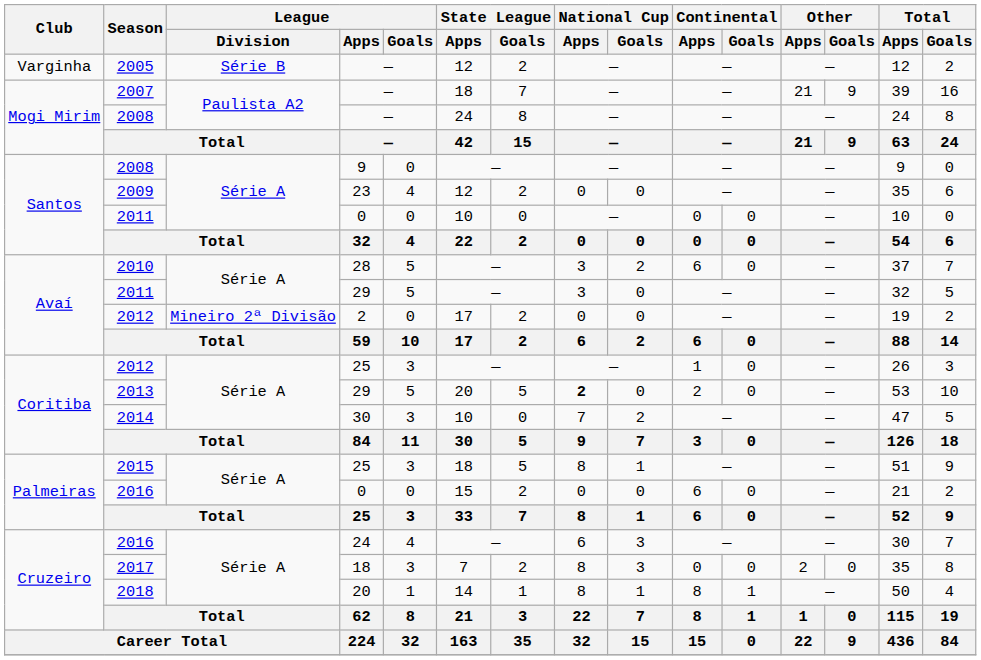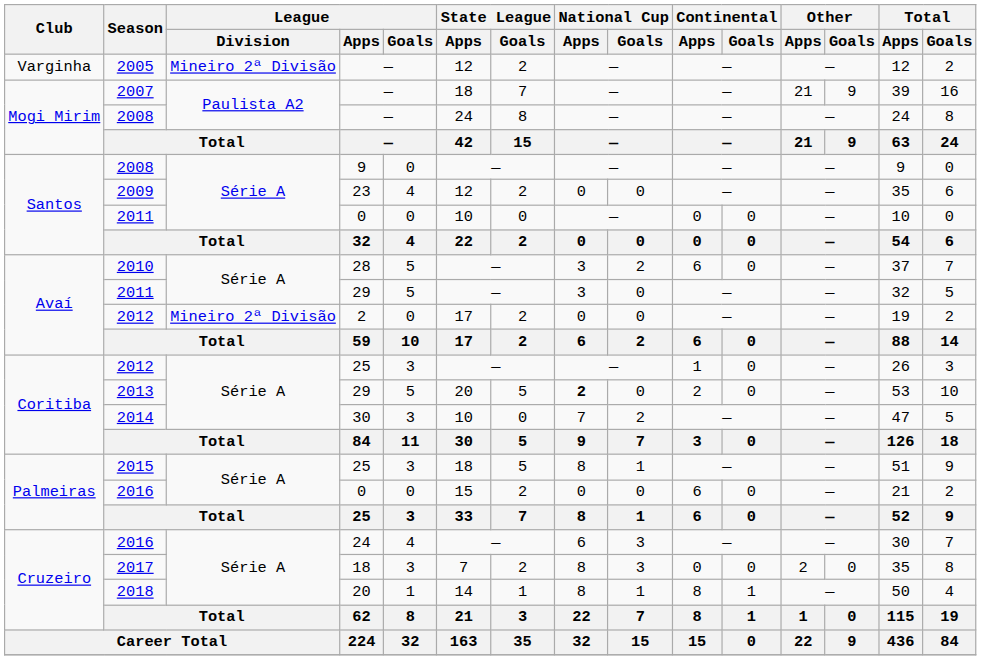(253, 67) Série B -> (253, 67) Mineiro 2ª Divisão
